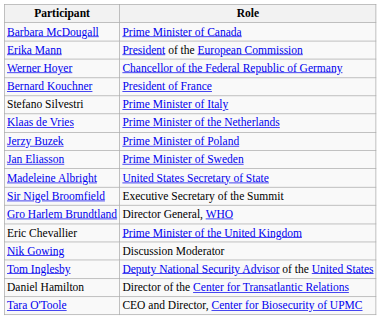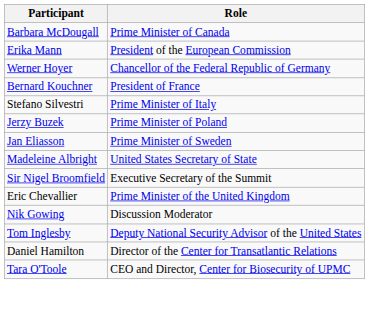- row: (40, 123)
- row: (62, 214)
